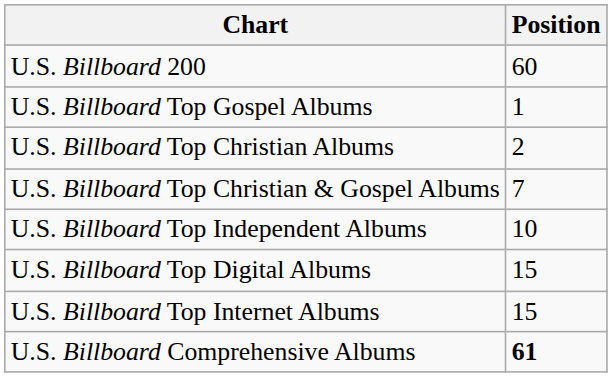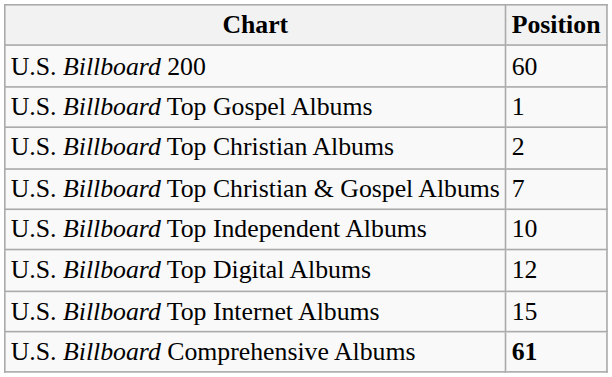(525, 270) 15 -> (525, 270) 12
